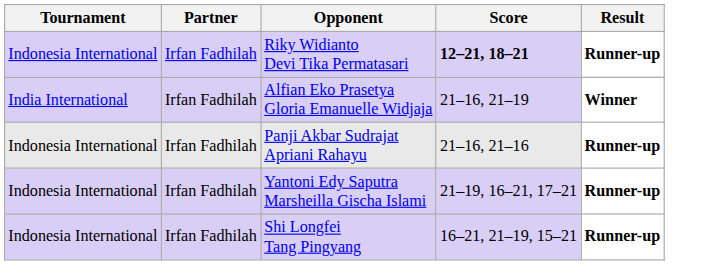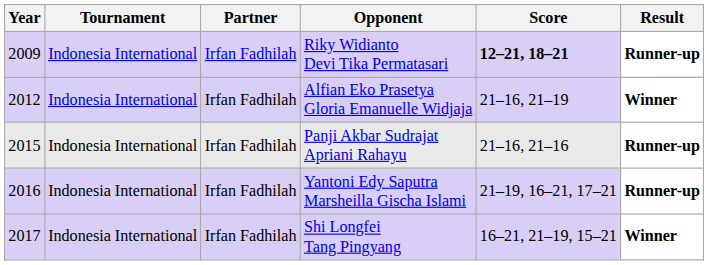+ column: (24, 18)
(68, 99) India International -> (123, 99) Indonesia International
(622, 236) Runner-up -> (651, 236) Winner
